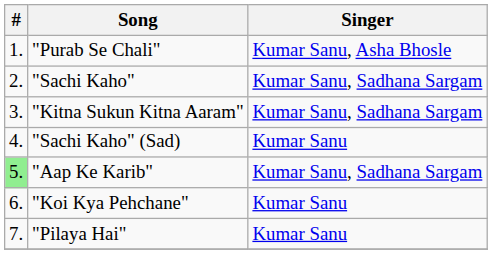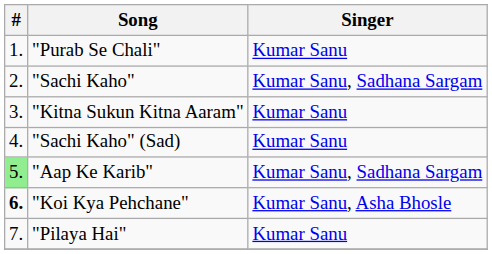(352, 50) Kumar Sanu, Asha Bhosle -> (300, 50) Kumar Sanu
(367, 111) Kumar Sanu, Sadhana Sargam -> (300, 111) Kumar Sanu
(16, 202) normal -> (16, 202) bold
(300, 202) Kumar Sanu -> (352, 202) Kumar Sanu, Asha Bhosle
